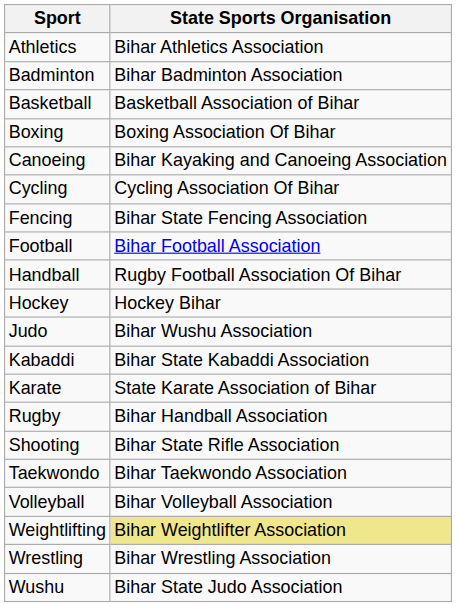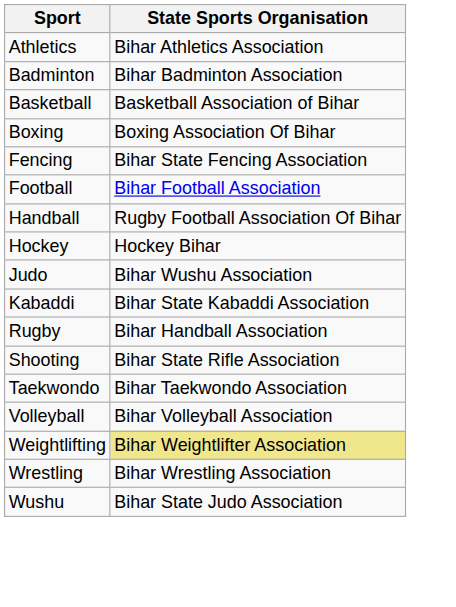- row: (47, 160)
- row: (38, 189)
- row: (35, 388)
